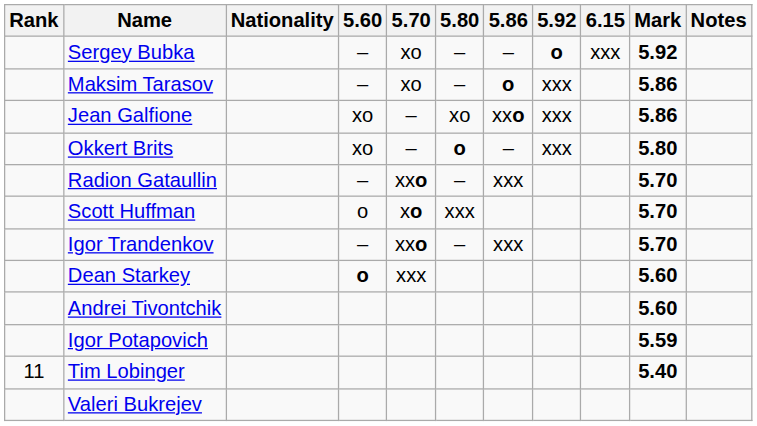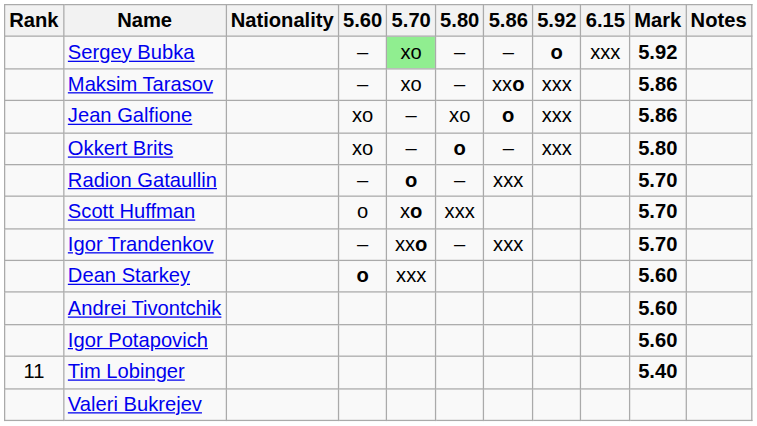(411, 52) no background -> (411, 52) lightgreen background
(508, 84) o -> (508, 84) xxo
(508, 116) xxo -> (508, 116) o
(411, 180) xxo -> (411, 180) o
(658, 340) 5.59 -> (658, 340) 5.60
